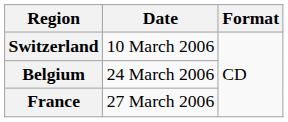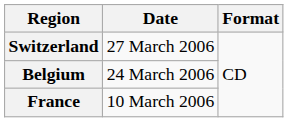(160, 46) 10 March 2006 -> (160, 46) 27 March 2006
(160, 102) 27 March 2006 -> (160, 102) 10 March 2006
